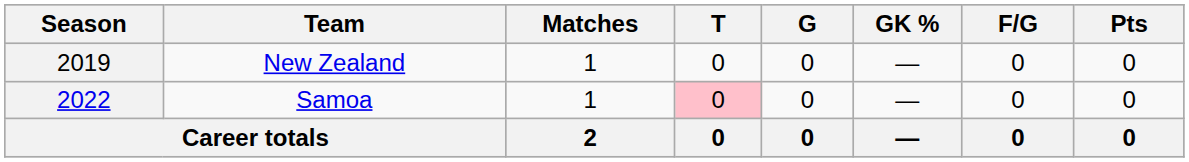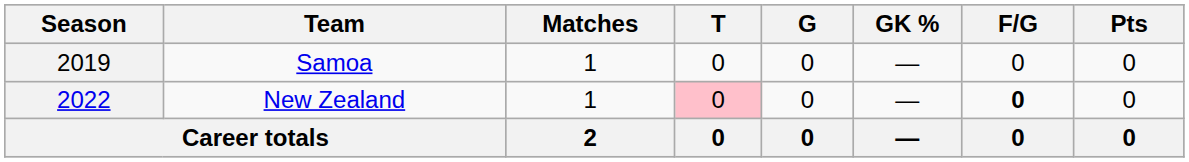(334, 62) New Zealand -> (334, 62) Samoa
(334, 100) Samoa -> (334, 100) New Zealand
(1018, 100) normal -> (1018, 100) bold
